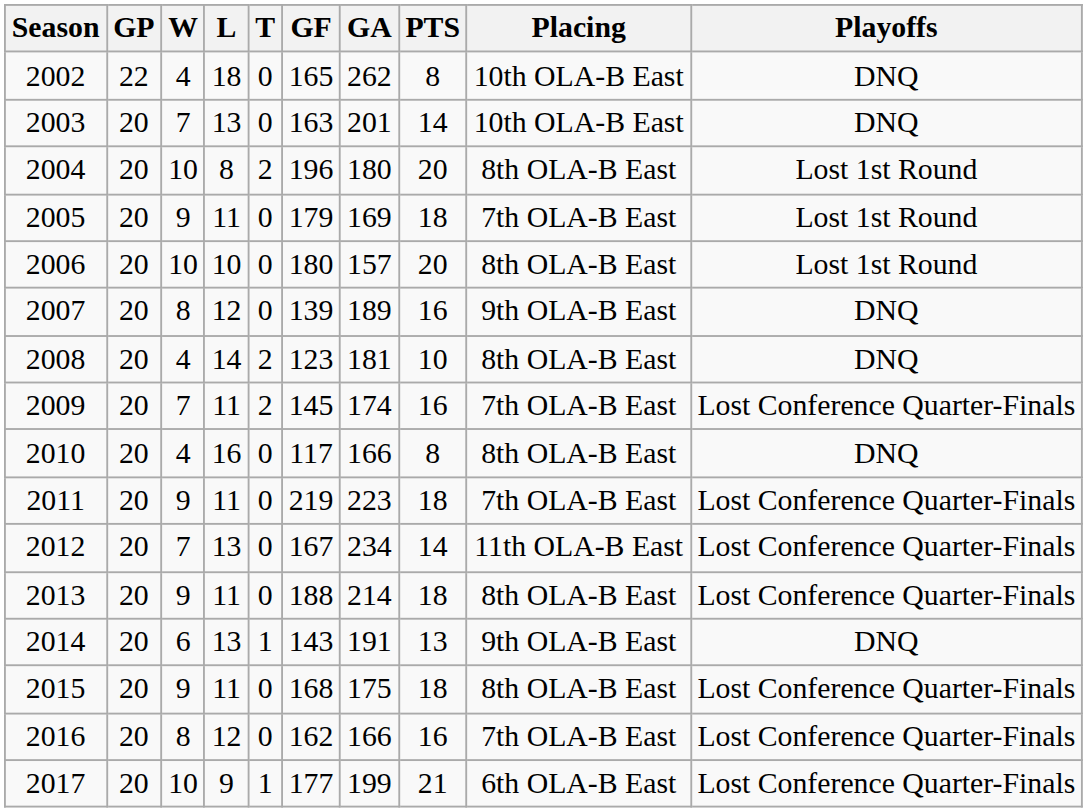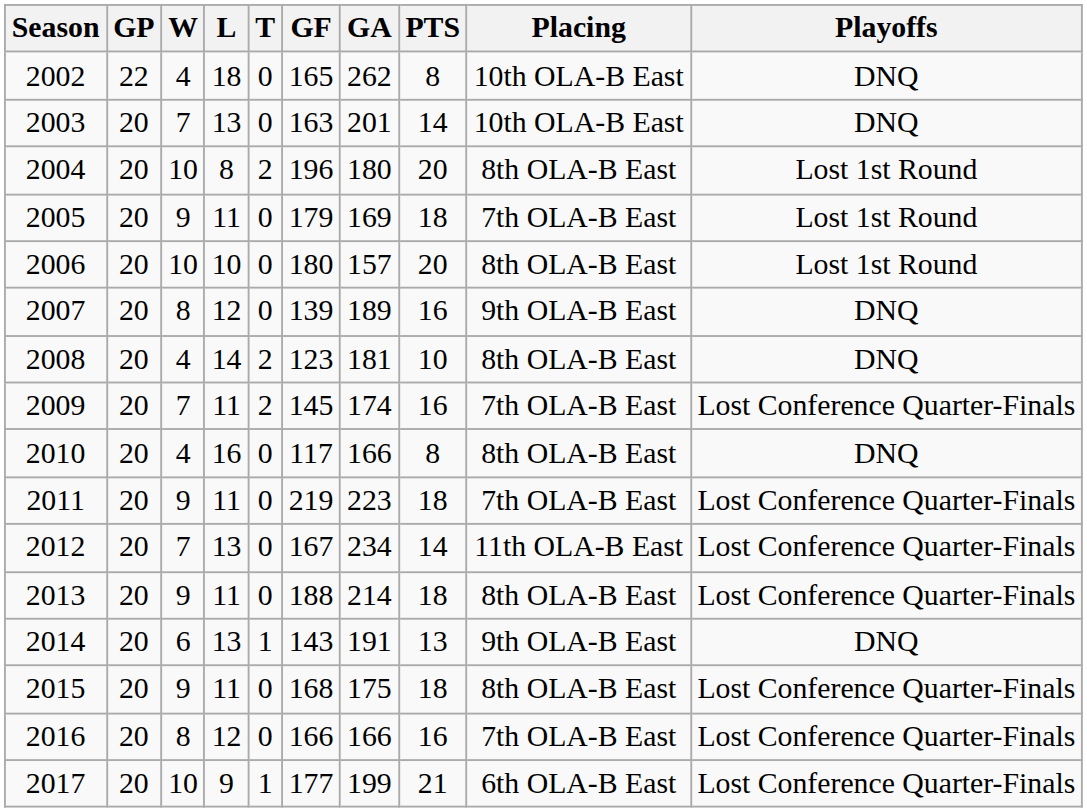(311, 736) 162 -> (311, 736) 166
